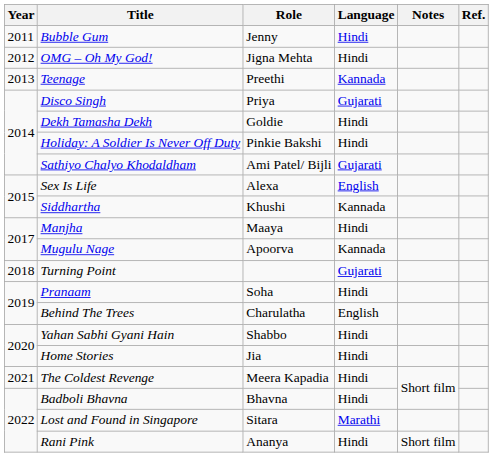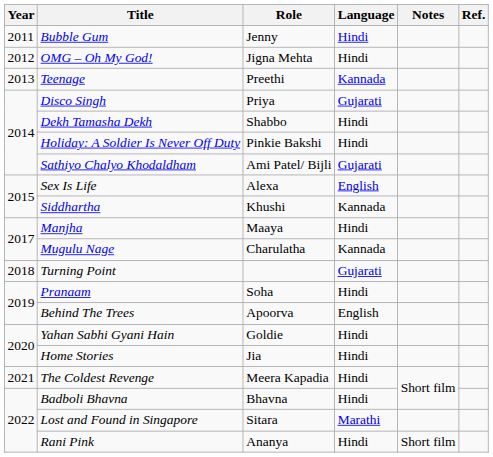(265, 121) Goldie -> (267, 121) Shabbo
(270, 249) Apoorva -> (276, 249) Charulatha
(276, 313) Charulatha -> (270, 313) Apoorva
(267, 334) Shabbo -> (265, 334) Goldie
